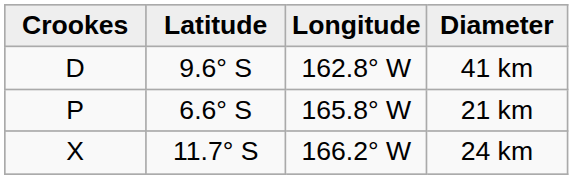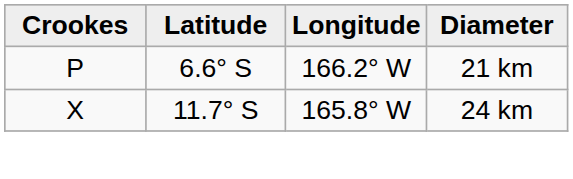- row: (497, 67)
(356, 109) 165.8° W -> (356, 67) 166.2° W
(356, 151) 166.2° W -> (356, 109) 165.8° W
